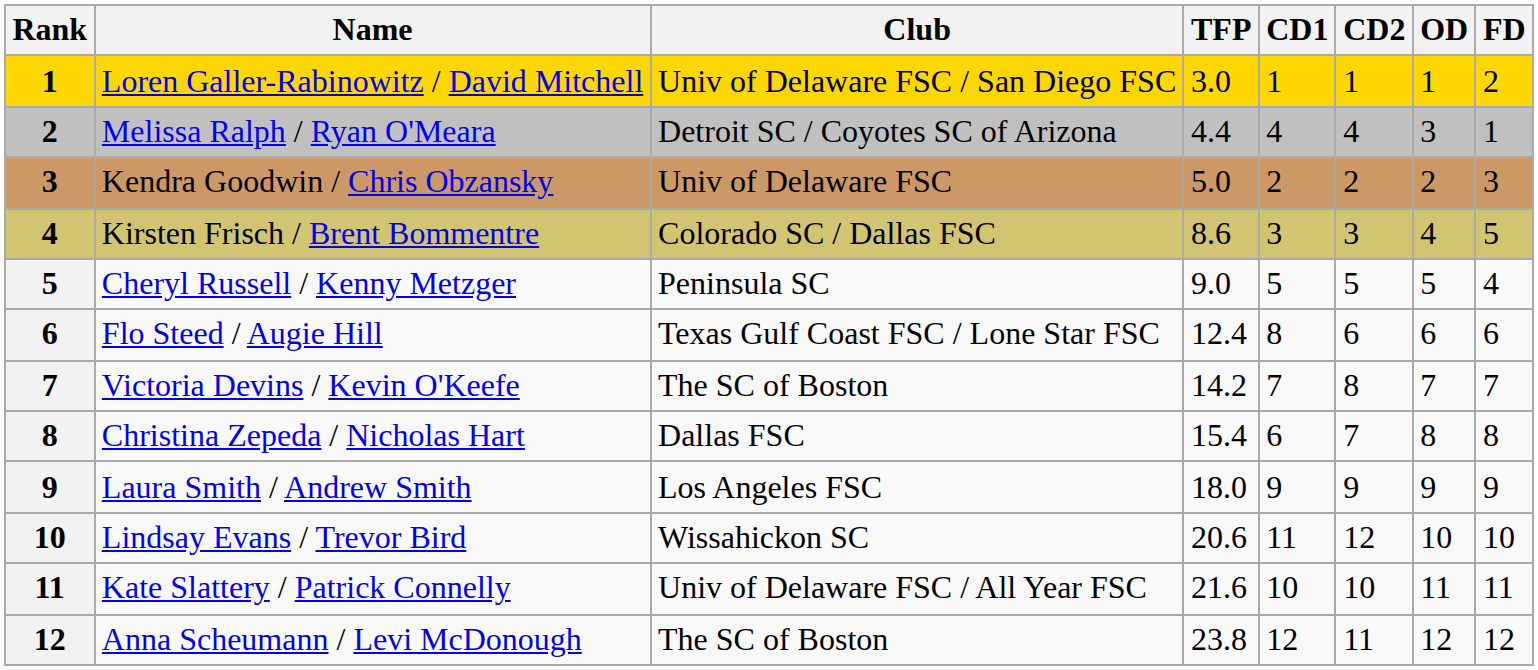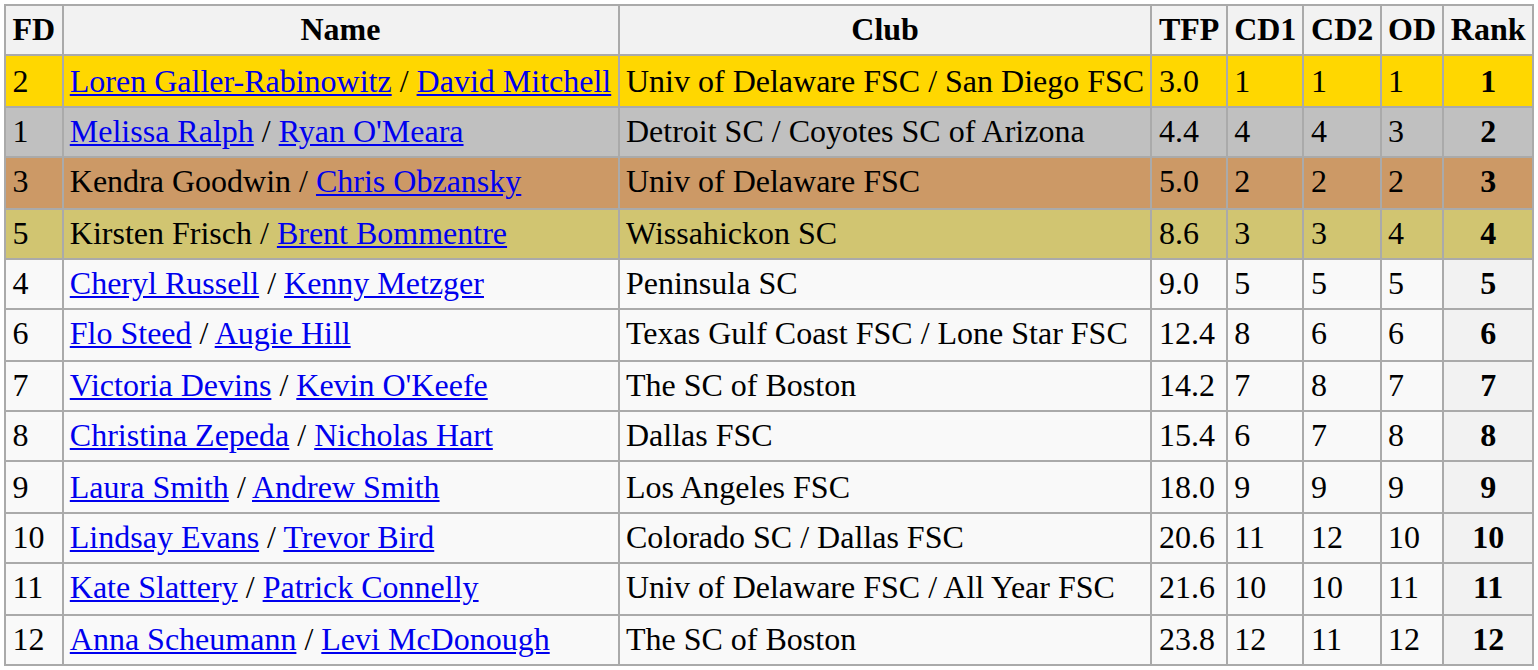columns swapped: (50, 29) <-> (1504, 29)
(827, 232) Colorado SC / Dallas FSC -> (732, 232) Wissahickon SC
(764, 537) Wissahickon SC -> (795, 537) Colorado SC / Dallas FSC
